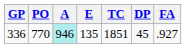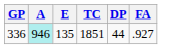- column: (41, 14)
(142, 33) 45 -> (118, 33) 44
